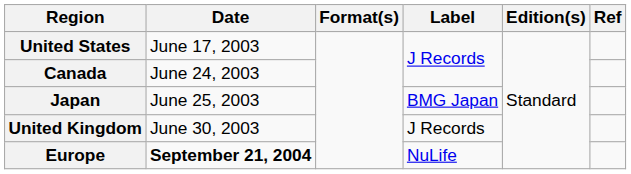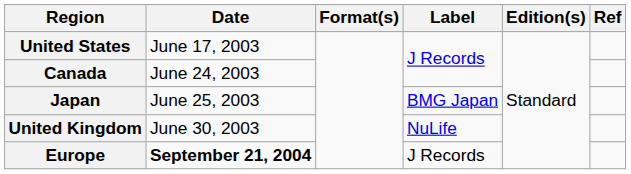(446, 127) J Records -> (432, 127) NuLife
(432, 155) NuLife -> (446, 155) J Records
